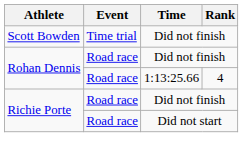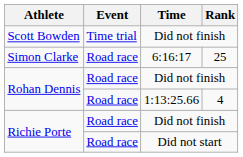+ row: (43, 57)
